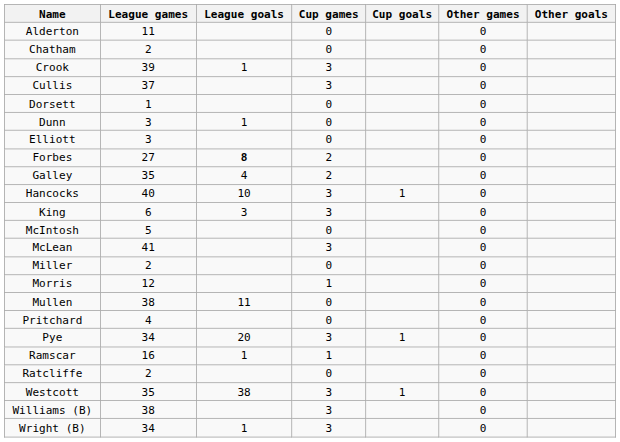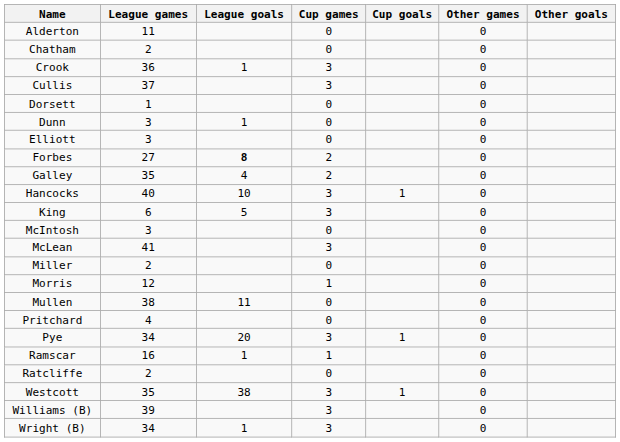(148, 67) 39 -> (148, 67) 36
(244, 212) 3 -> (244, 212) 5
(148, 230) 5 -> (148, 230) 3
(148, 410) 38 -> (148, 410) 39
